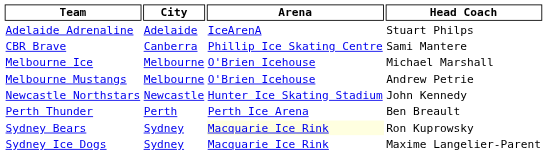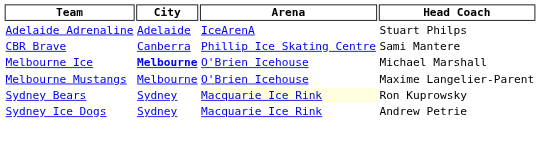(174, 62) normal -> (167, 62) bold
(430, 79) Andrew Petrie -> (457, 79) Maxime Langelier-Parent
- row: (73, 95)
- row: (49, 112)
(464, 144) Maxime Langelier-Parent -> (423, 112) Andrew Petrie
